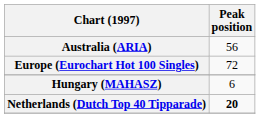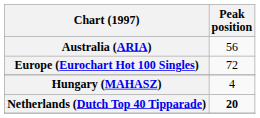(232, 84) 6 -> (232, 84) 4
